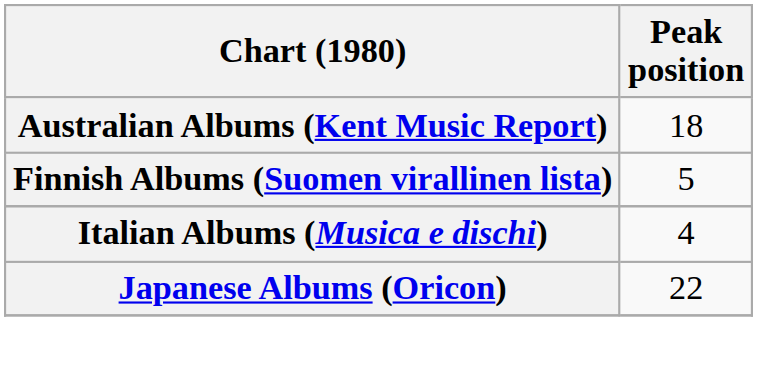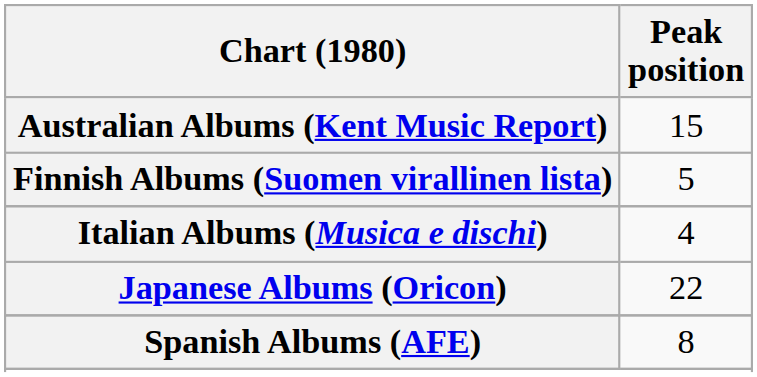(686, 124) 18 -> (686, 124) 15
+ row: (313, 341)
